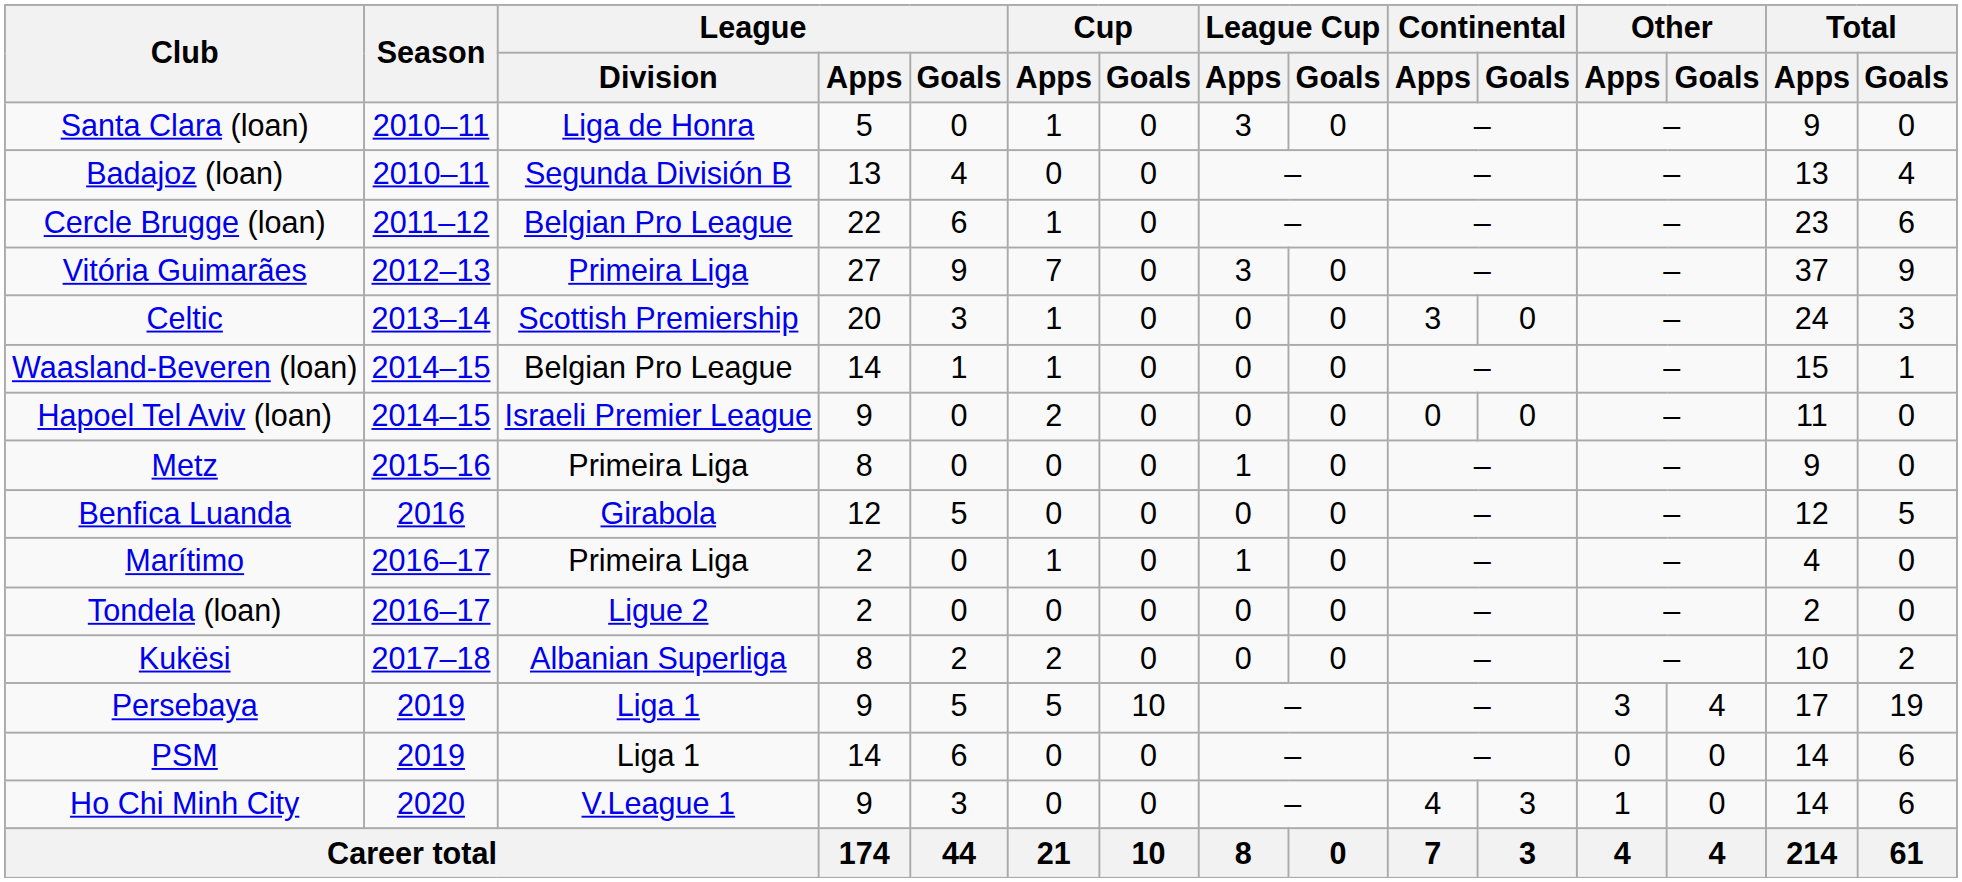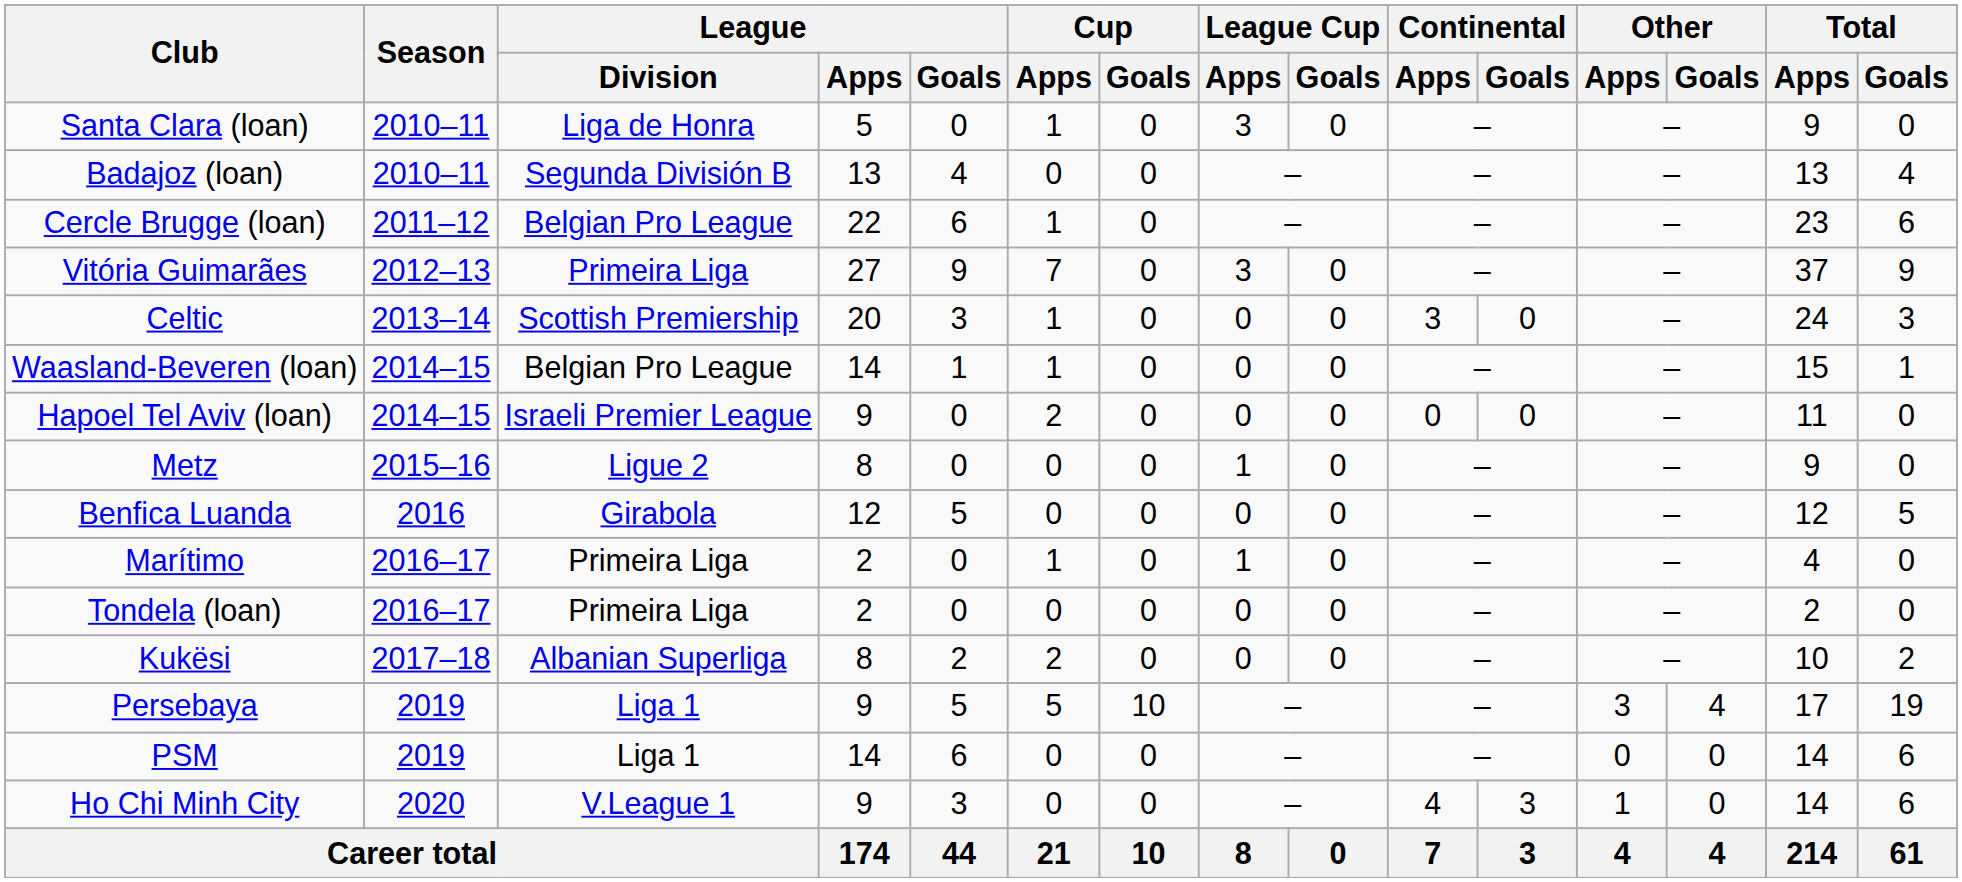(658, 464) Primeira Liga -> (658, 464) Ligue 2
(658, 610) Ligue 2 -> (658, 610) Primeira Liga
